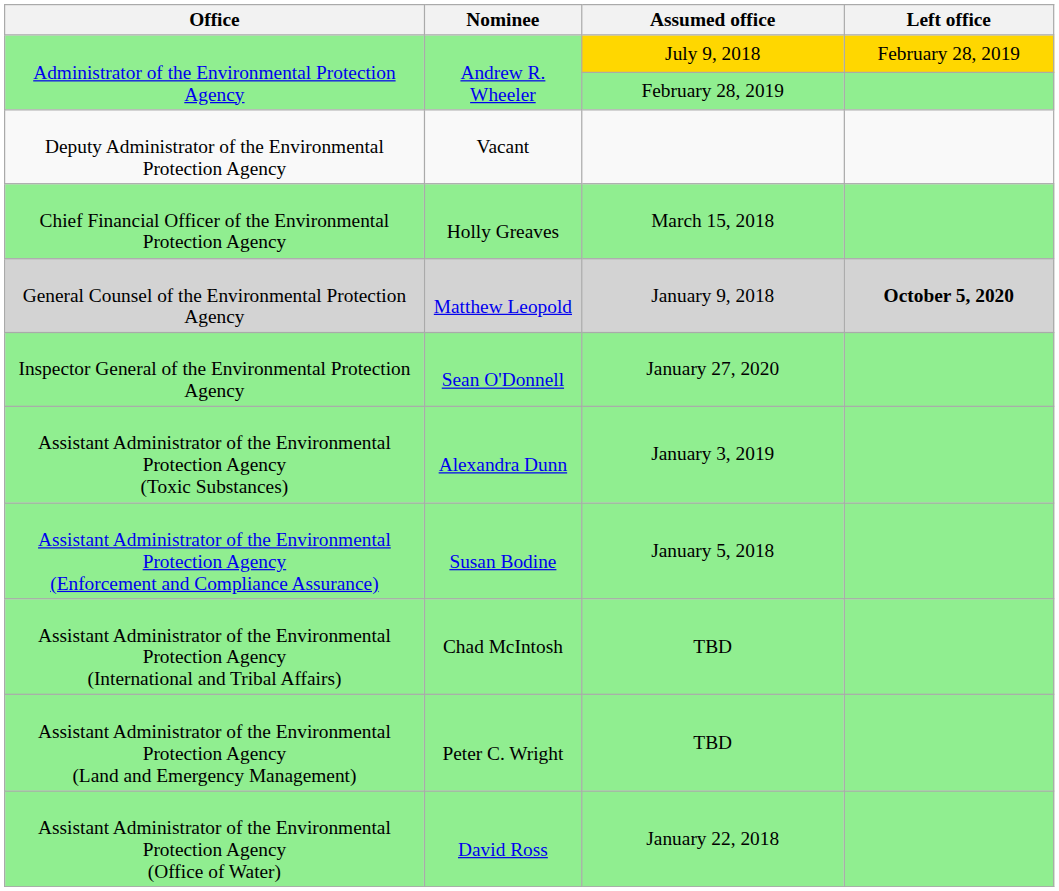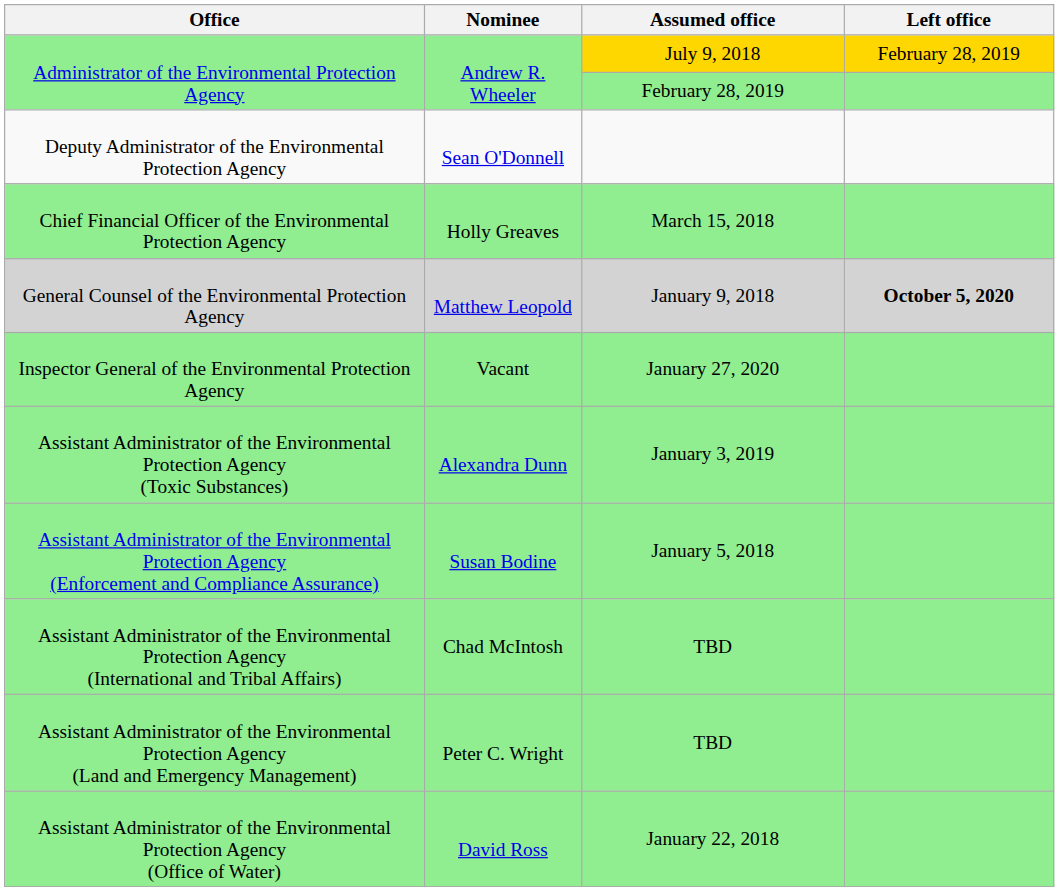(503, 146) Vacant -> (503, 157) Sean O'Donnell
(503, 380) Sean O'Donnell -> (503, 369) Vacant
